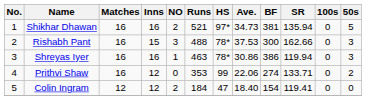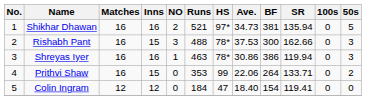(154, 73) 12 -> (154, 73) 15
(271, 73) 274 -> (271, 73) 264
(175, 88) 2 -> (175, 88) 0
